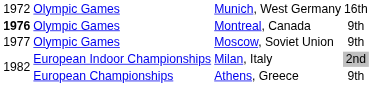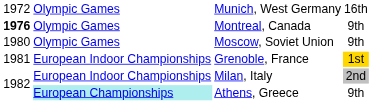(17, 42) 1977 -> (17, 42) 1980
+ row: (262, 59)
(103, 76) no background -> (103, 92) paleturquoise background
